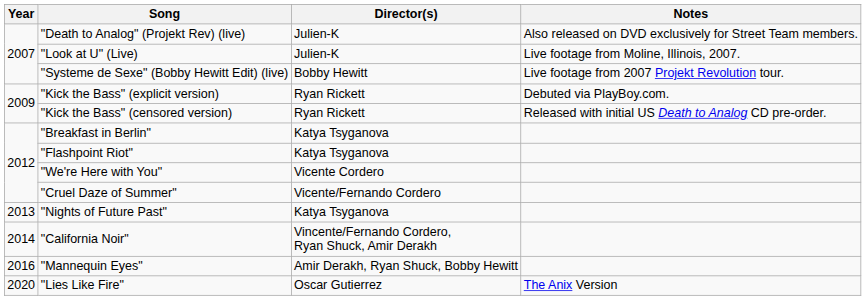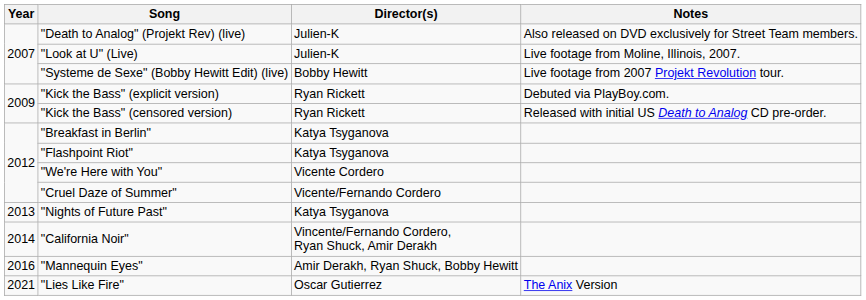(21, 285) 2020 -> (21, 285) 2021
